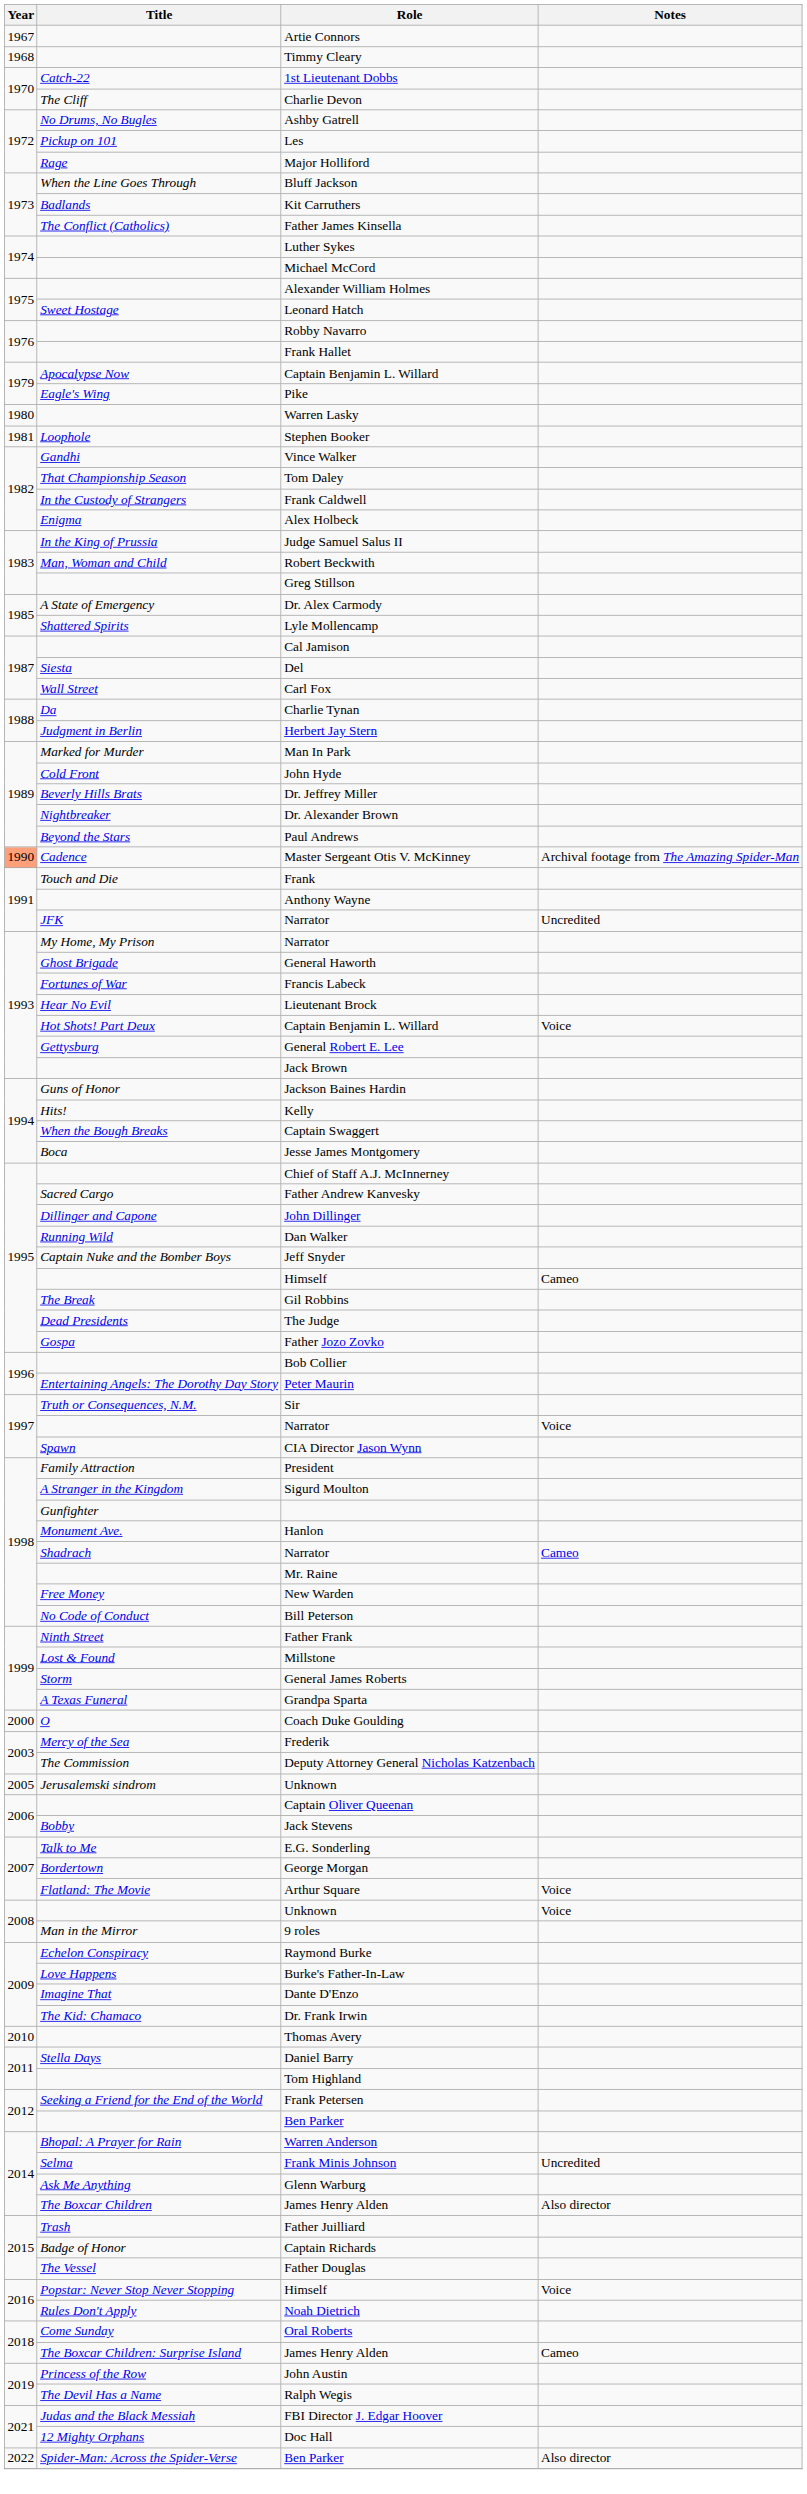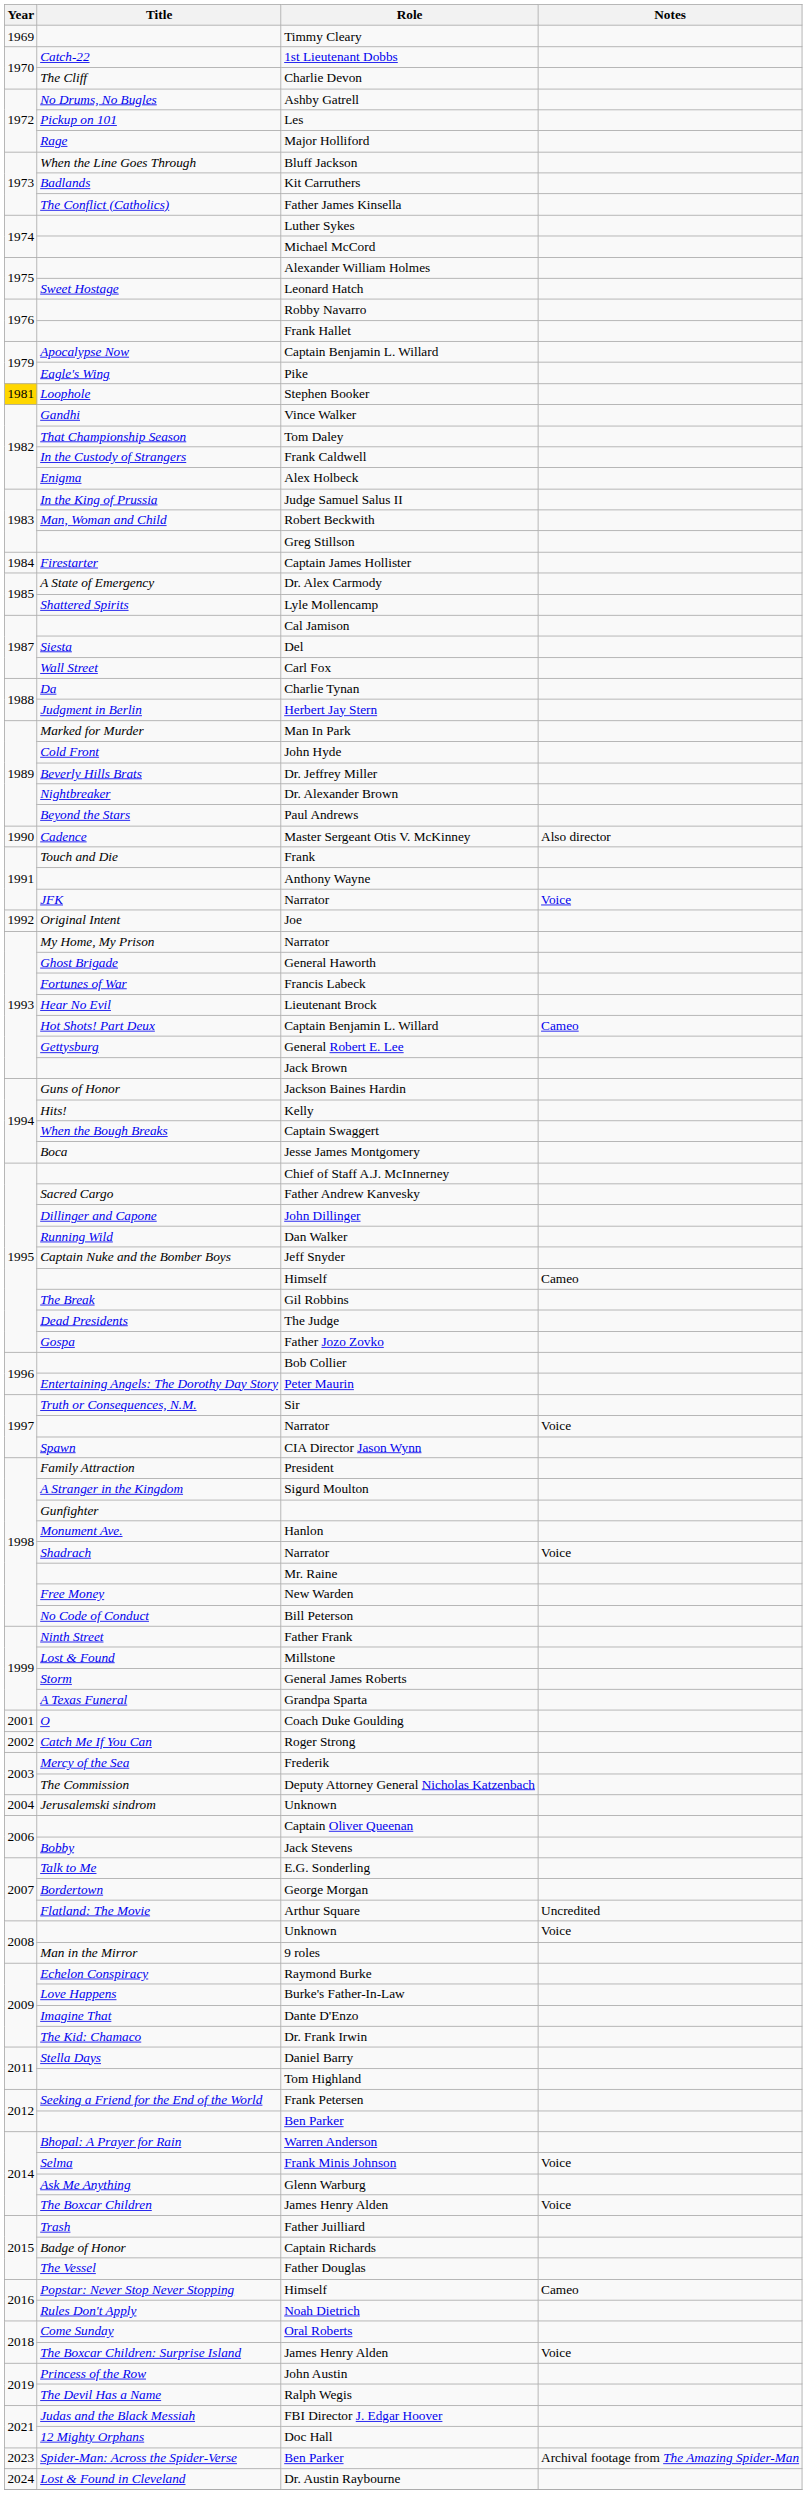- row: (159, 36)
(21, 57) 1968 -> (21, 36) 1969
- row: (159, 415)
(21, 436) no background -> (21, 394) gold background
+ row: (69, 562)
(21, 857) lightsalmon background -> (21, 836) no background
(670, 857) Archival footage from The Amazing Spider-Man -> (576, 836) Also director
(571, 920) Uncredited -> (556, 899) Voice
+ row: (80, 920)
(556, 1025) Voice -> (560, 1025) Cameo
(560, 1552) Cameo -> (556, 1552) Voice
(21, 1720) 2000 -> (21, 1720) 2001
+ row: (96, 1742)
(21, 1784) 2005 -> (21, 1805) 2004
(556, 1889) Voice -> (571, 1910) Uncredited
- row: (159, 2037)
(571, 2163) Uncredited -> (556, 2163) Voice
(576, 2205) Also director -> (556, 2205) Voice
(556, 2289) Voice -> (560, 2289) Cameo
(560, 2352) Cameo -> (556, 2352) Voice
(21, 2458) 2022 -> (21, 2458) 2023
(576, 2458) Also director -> (670, 2458) Archival footage from The Amazing Spider-Man
+ row: (113, 2479)
